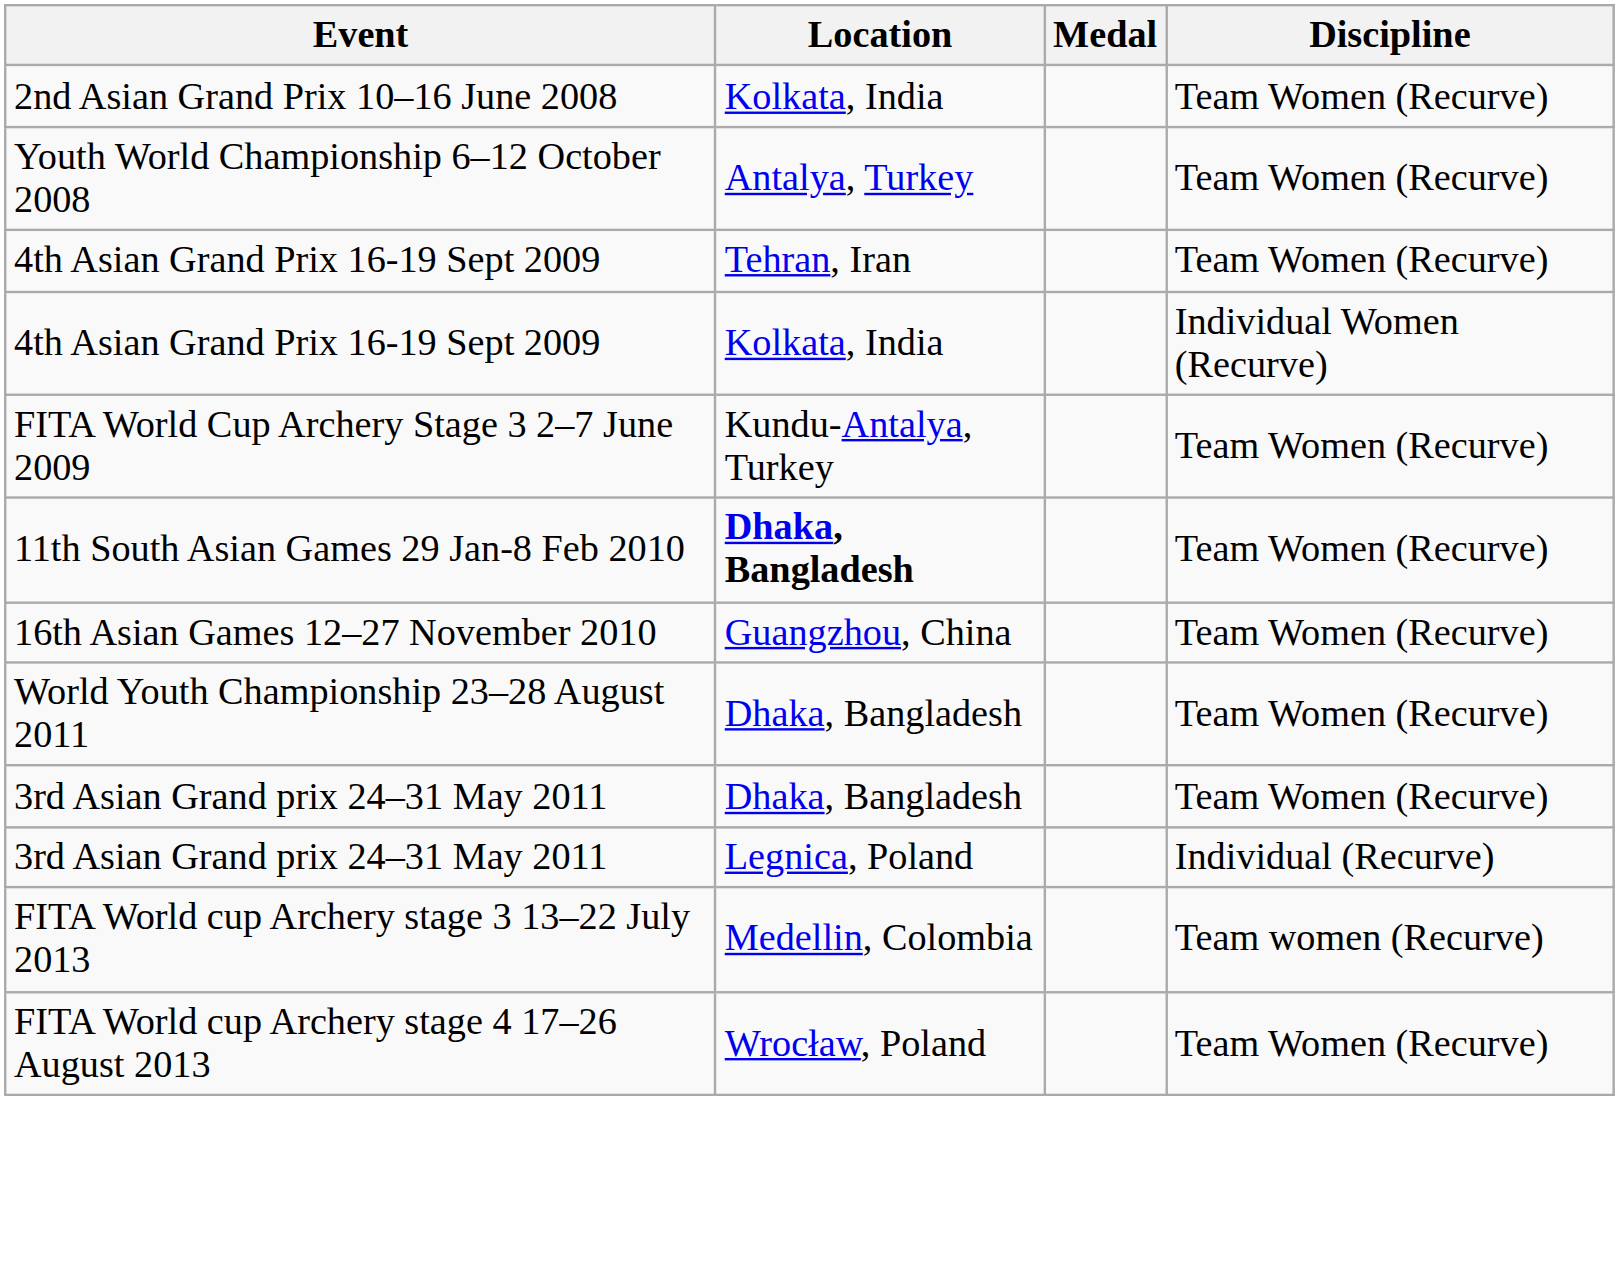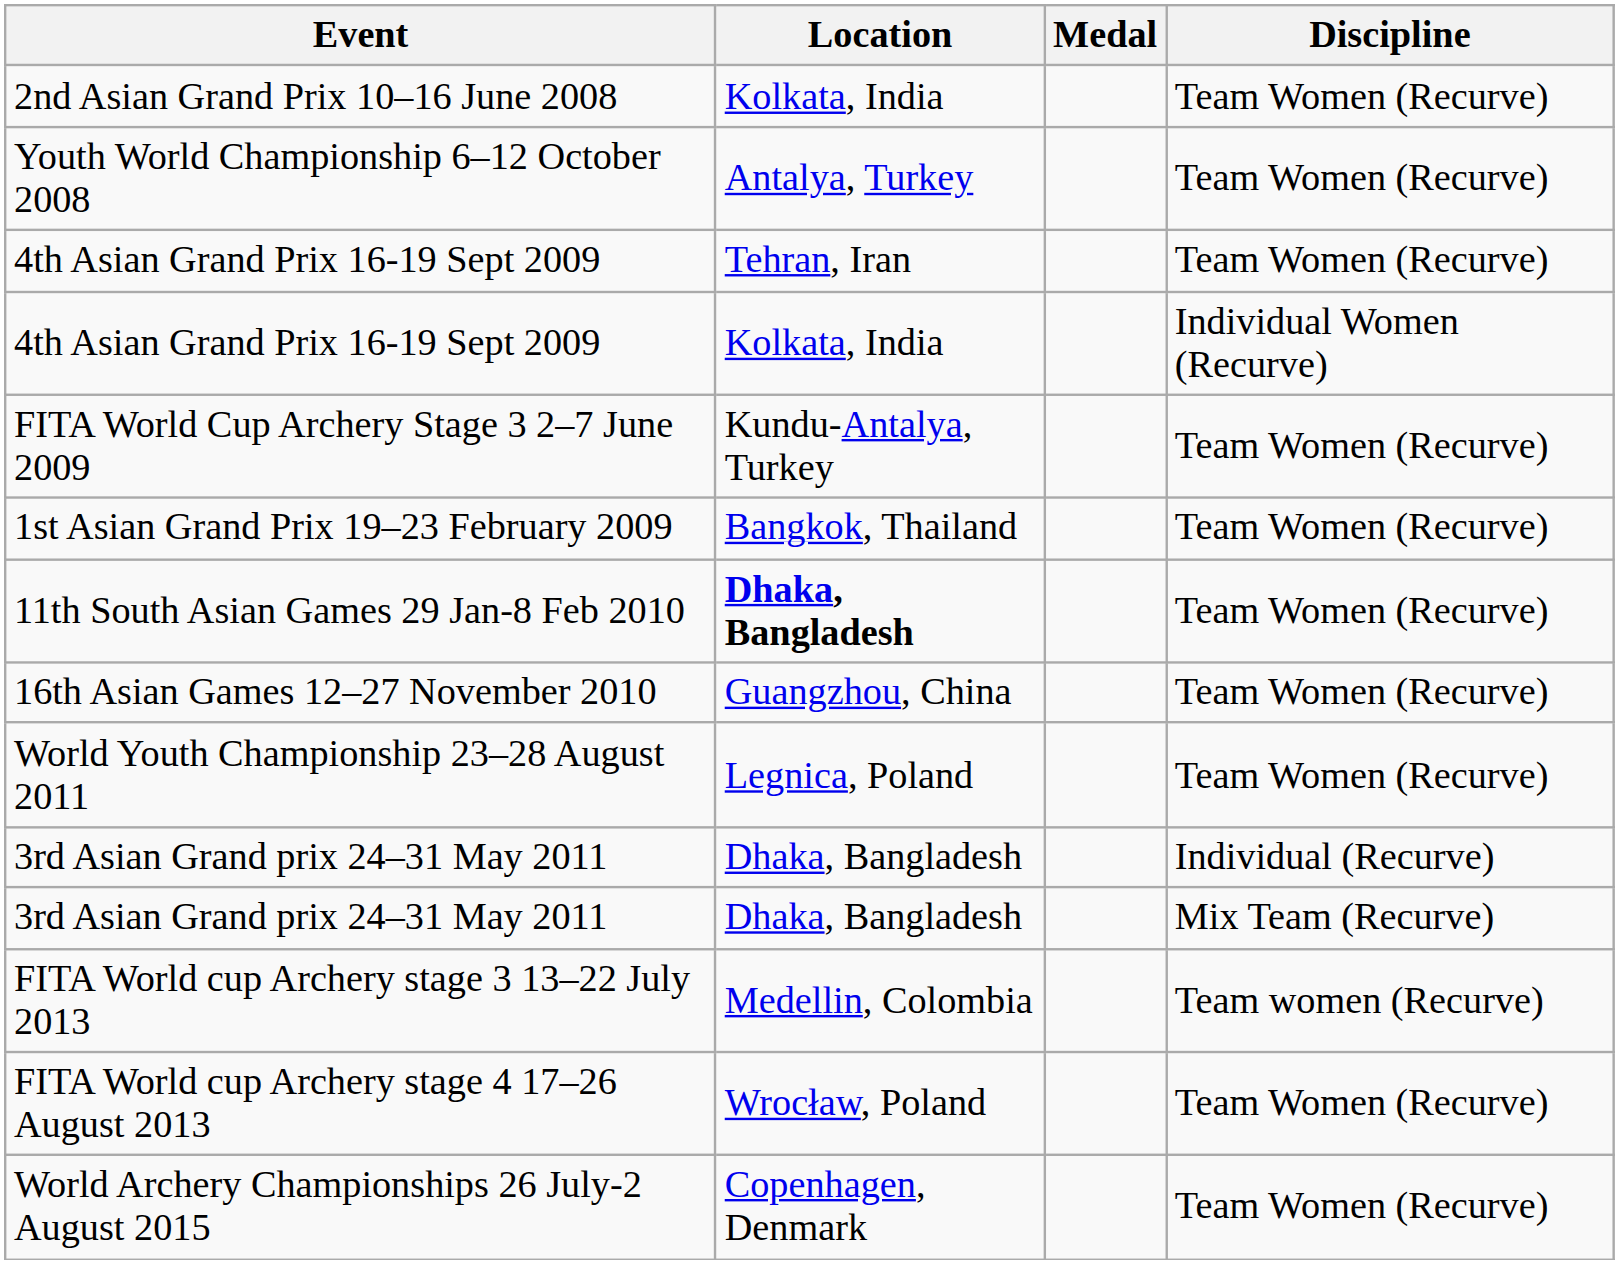+ row: (343, 527)
(873, 713) Dhaka, Bangladesh -> (849, 774) Legnica, Poland
- row: (311, 795)
(849, 856) Legnica, Poland -> (873, 856) Dhaka, Bangladesh
+ row: (311, 917)
+ row: (328, 1206)
